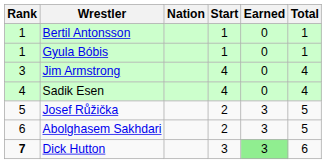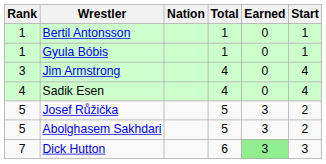columns swapped: (224, 14) <-> (305, 14)
(22, 129) 6 -> (22, 129) 5
(22, 149) bold -> (22, 149) normal
